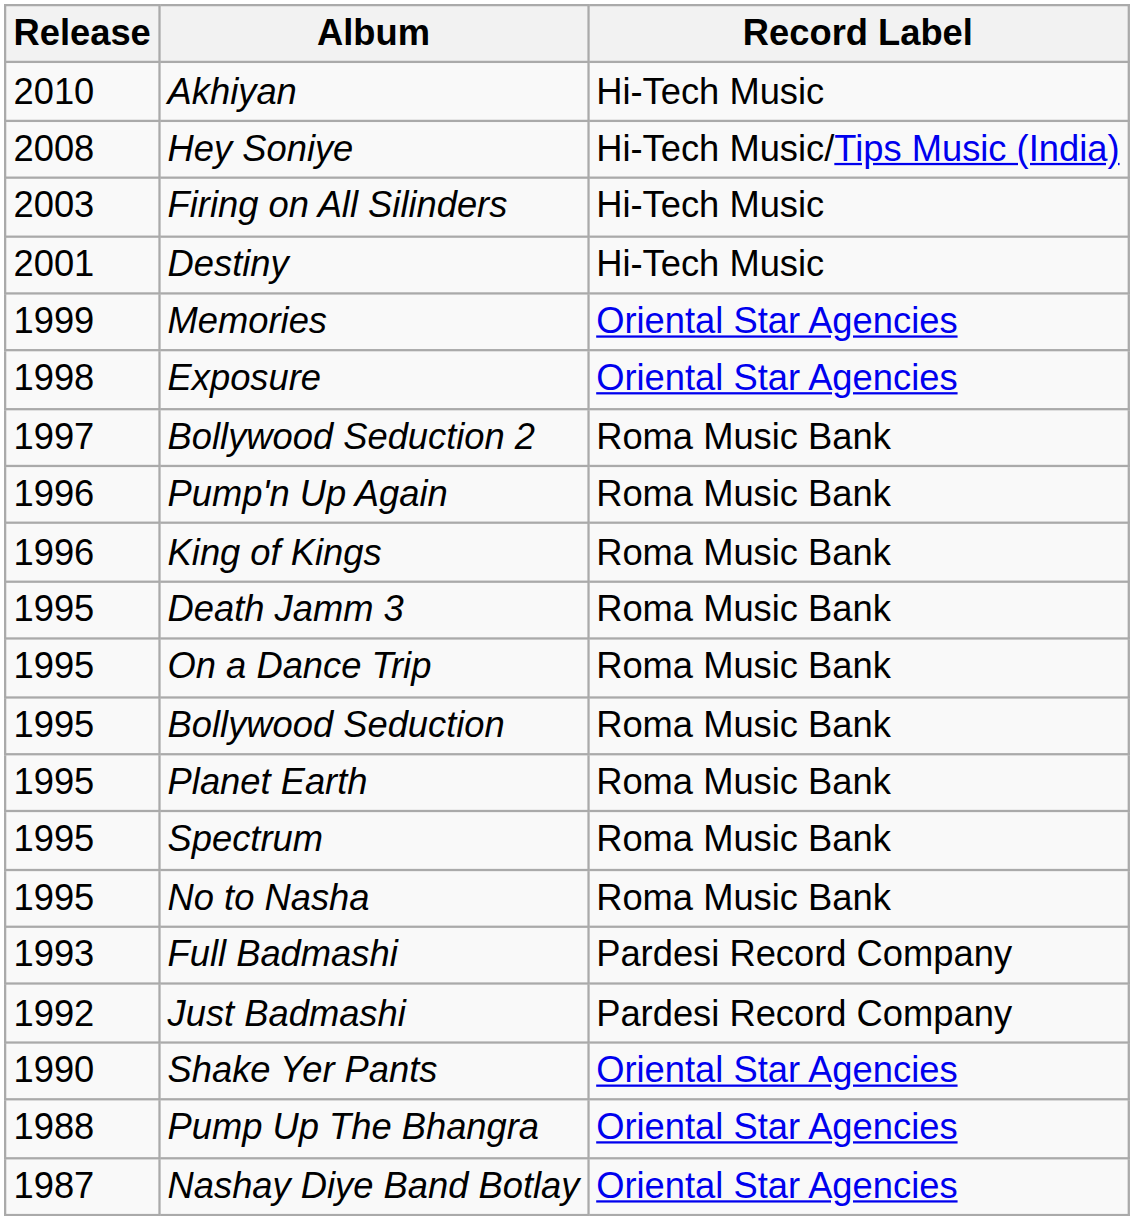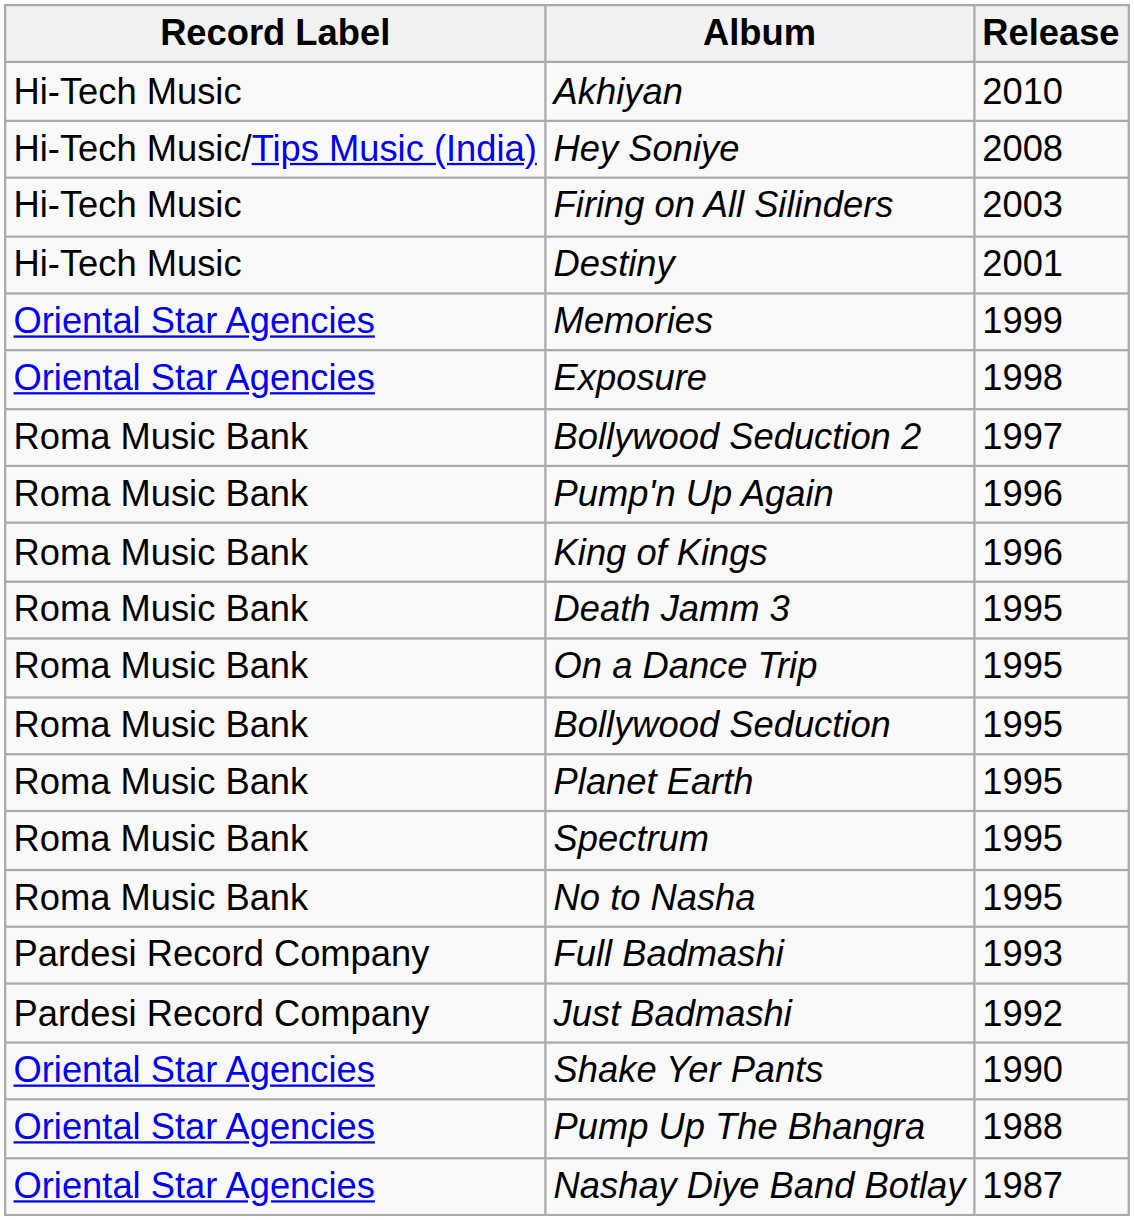columns swapped: (82, 33) <-> (858, 33)
